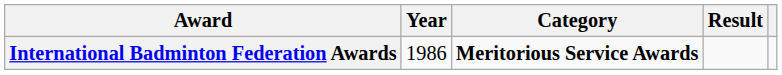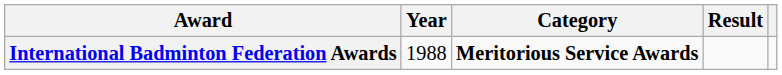(426, 52) 1986 -> (426, 52) 1988
